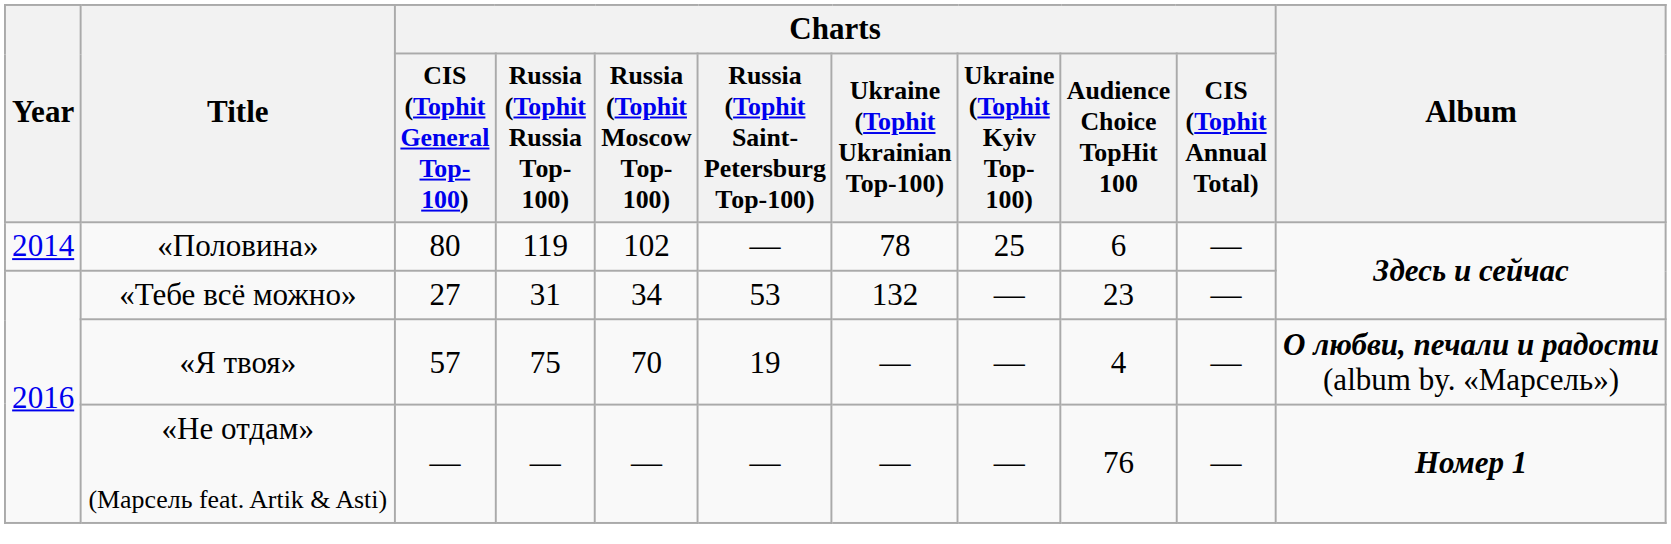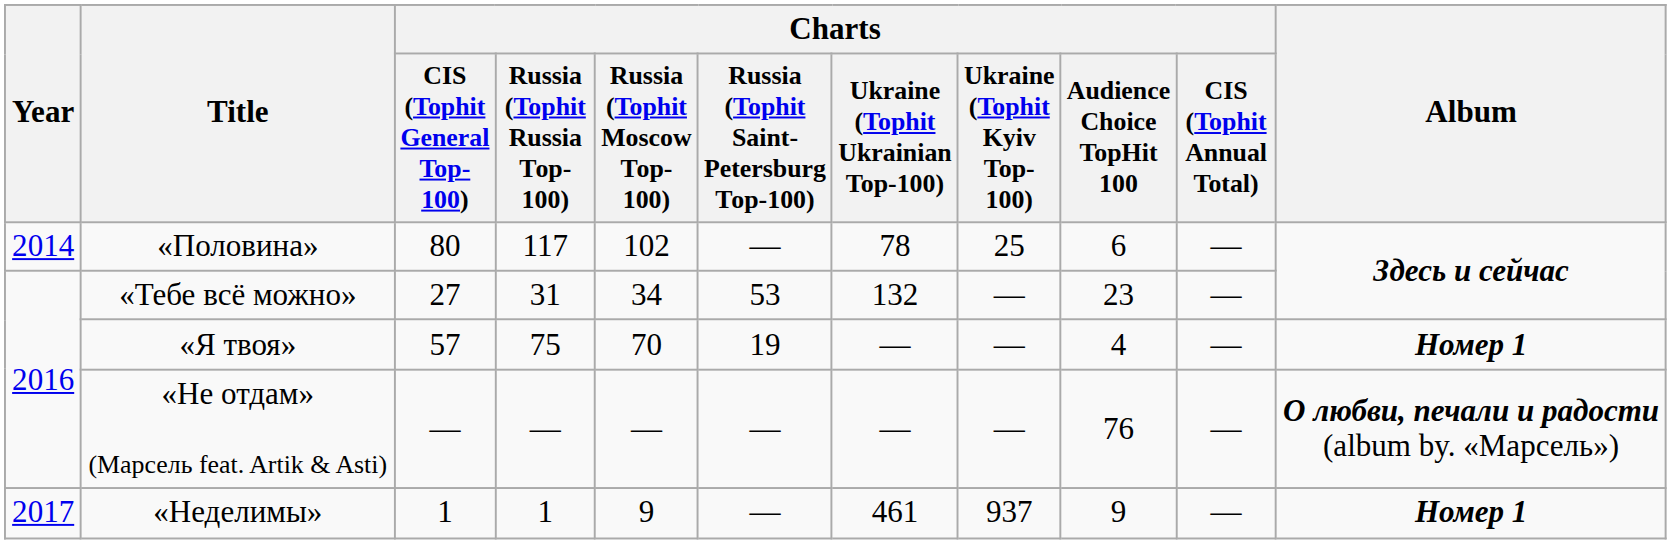(545, 245) 119 -> (545, 245) 117
(1471, 361) О любви, печали и радости (album by. «Марсель») -> (1471, 344) Номер 1
(1471, 463) Номер 1 -> (1471, 428) О любви, печали и радости (album by. «Марсель»)
+ row: (238, 512)
